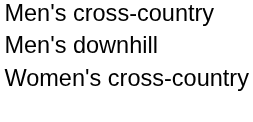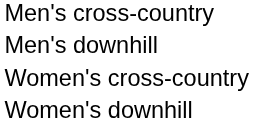+ row: (99, 110)
